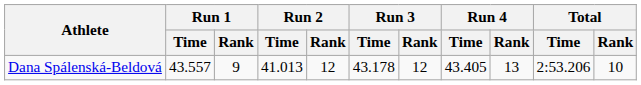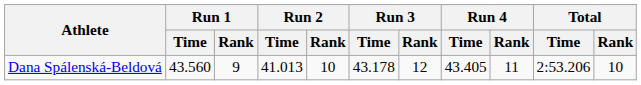(190, 67) 43.557 -> (190, 67) 43.560
(328, 67) 12 -> (328, 67) 10
(512, 67) 13 -> (512, 67) 11
